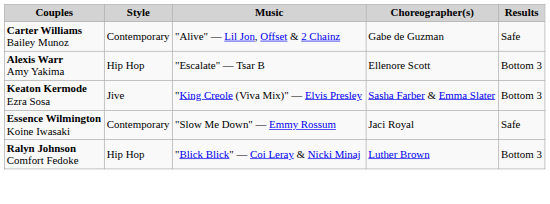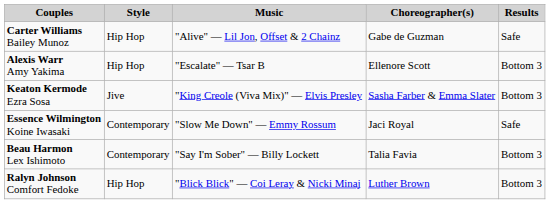(138, 36) Contemporary -> (126, 36) Hip Hop
+ row: (40, 154)
